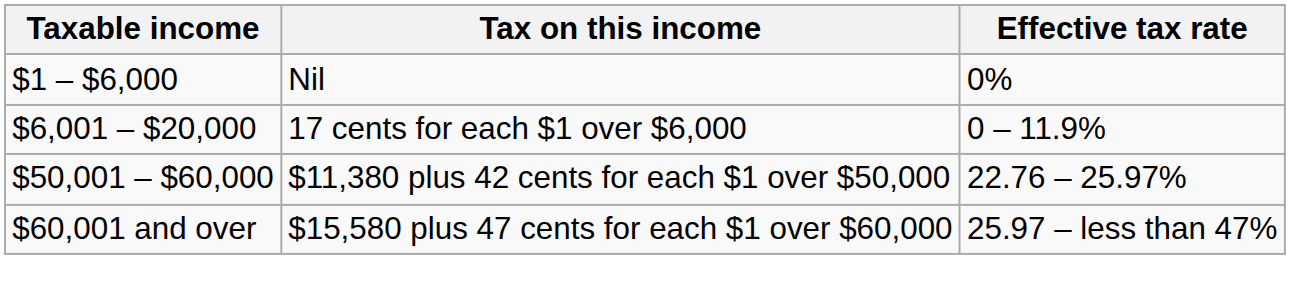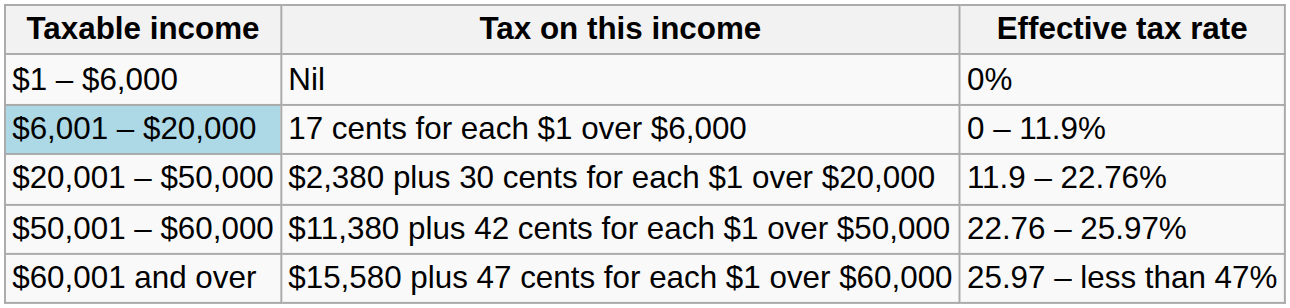(134, 128) no background -> (134, 128) lightblue background
+ row: (612, 178)
